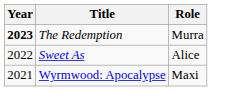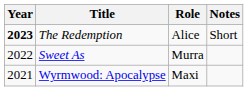+ column: (225, 14)
(188, 34) Murra -> (185, 34) Alice
(185, 55) Alice -> (188, 55) Murra
